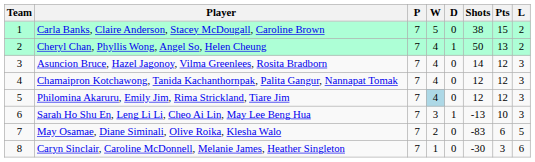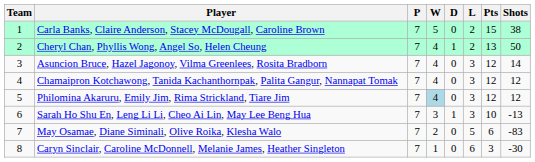columns swapped: (521, 13) <-> (478, 13)
